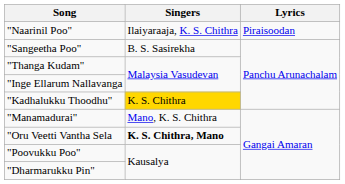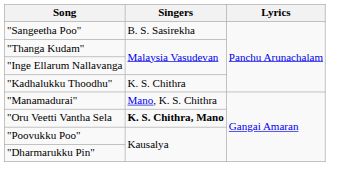- row: (39, 30)
(157, 100) gold background -> (157, 83) no background
